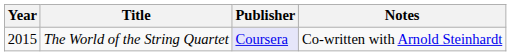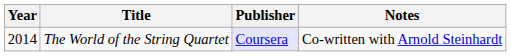(22, 39) 2015 -> (22, 39) 2014
